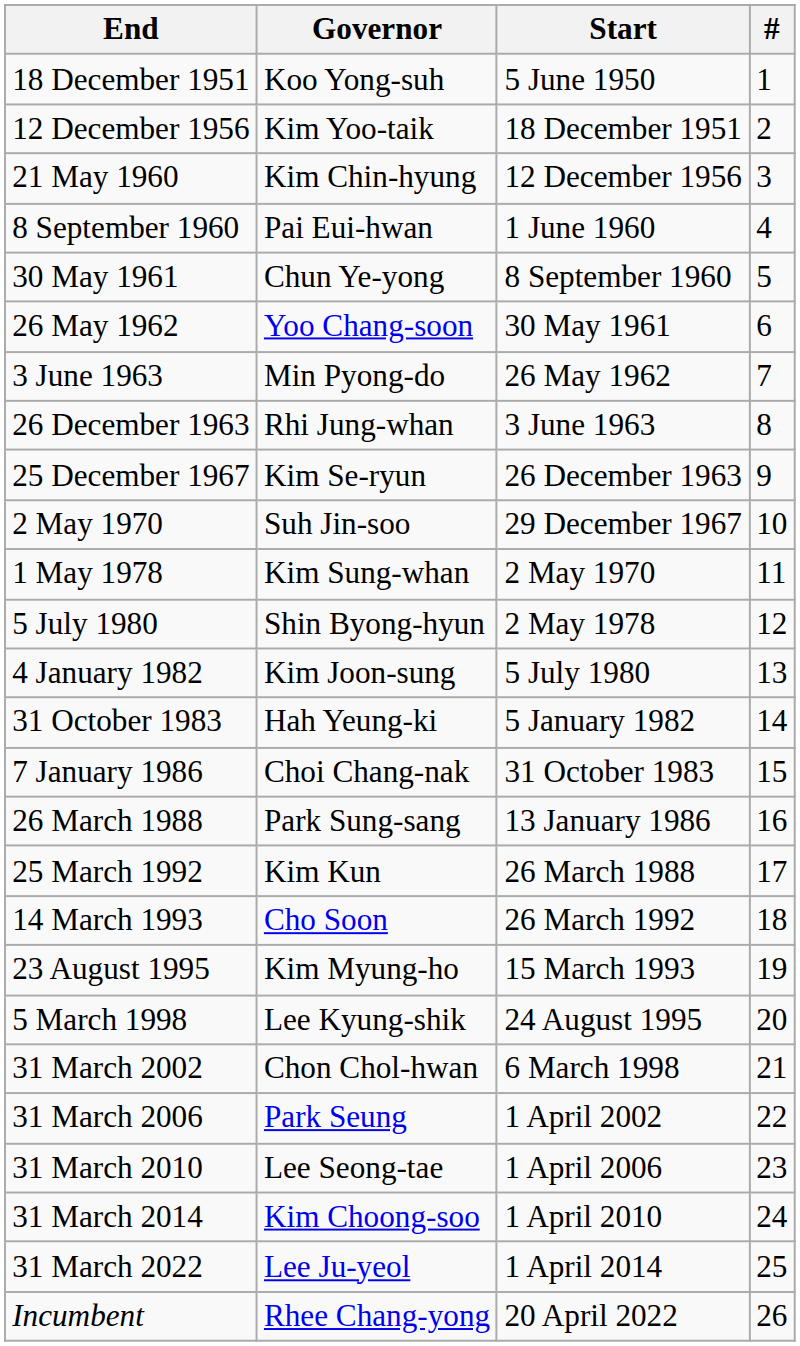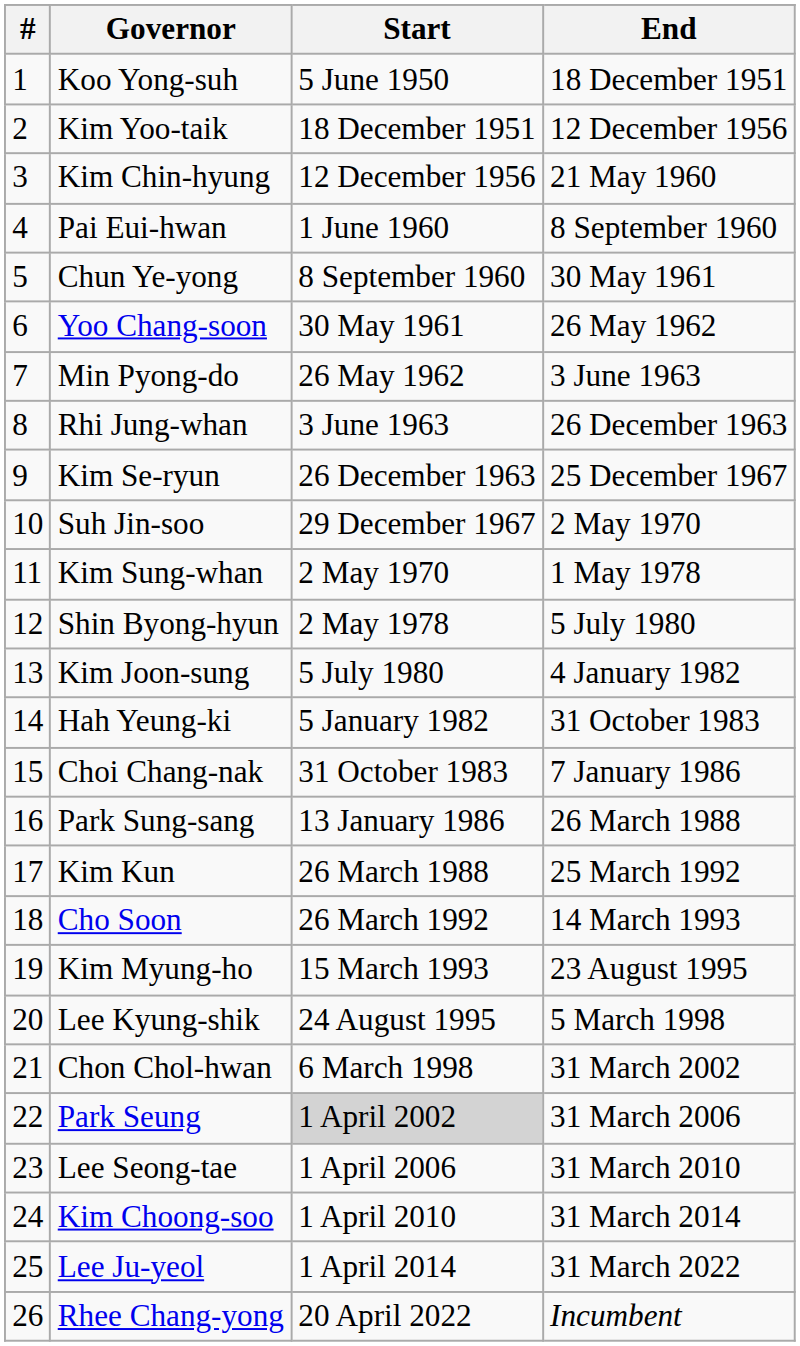columns swapped: (772, 29) <-> (131, 29)
(583, 1117) no background -> (377, 1117) lightgrey background
